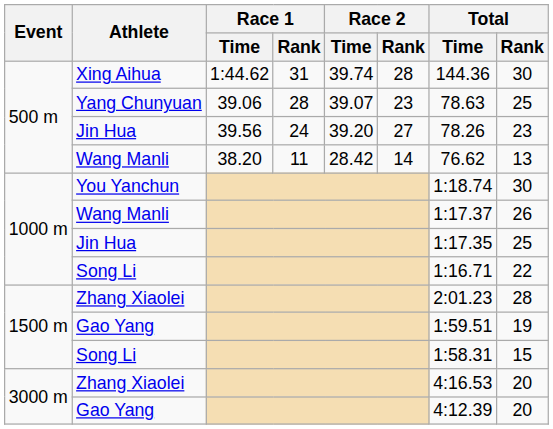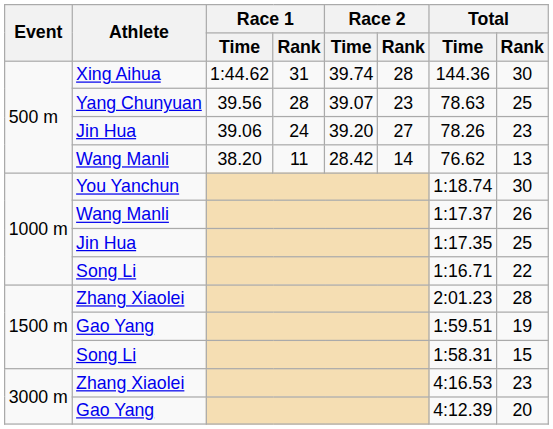(240, 103) 39.06 -> (240, 103) 39.56
(240, 131) 39.56 -> (240, 131) 39.06
(522, 383) 20 -> (522, 383) 23
